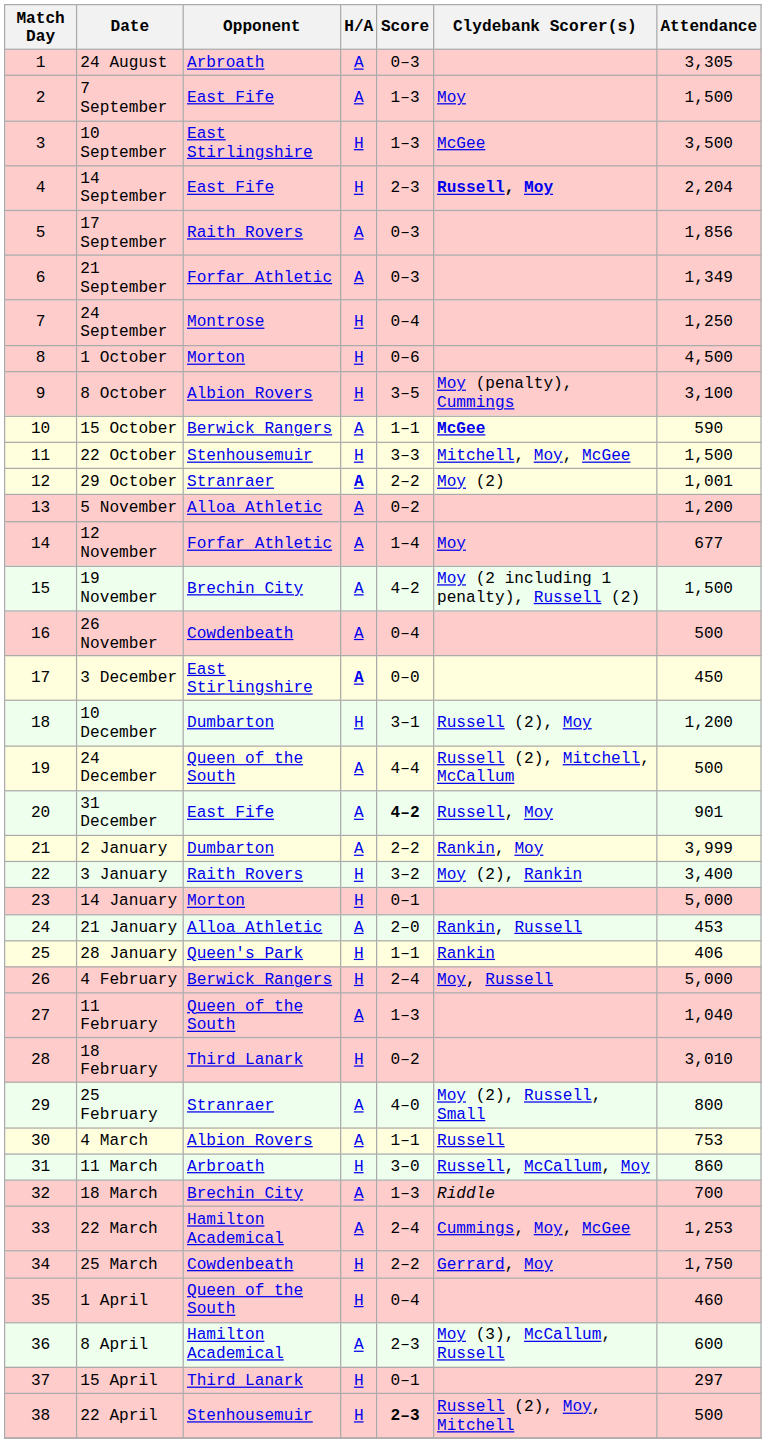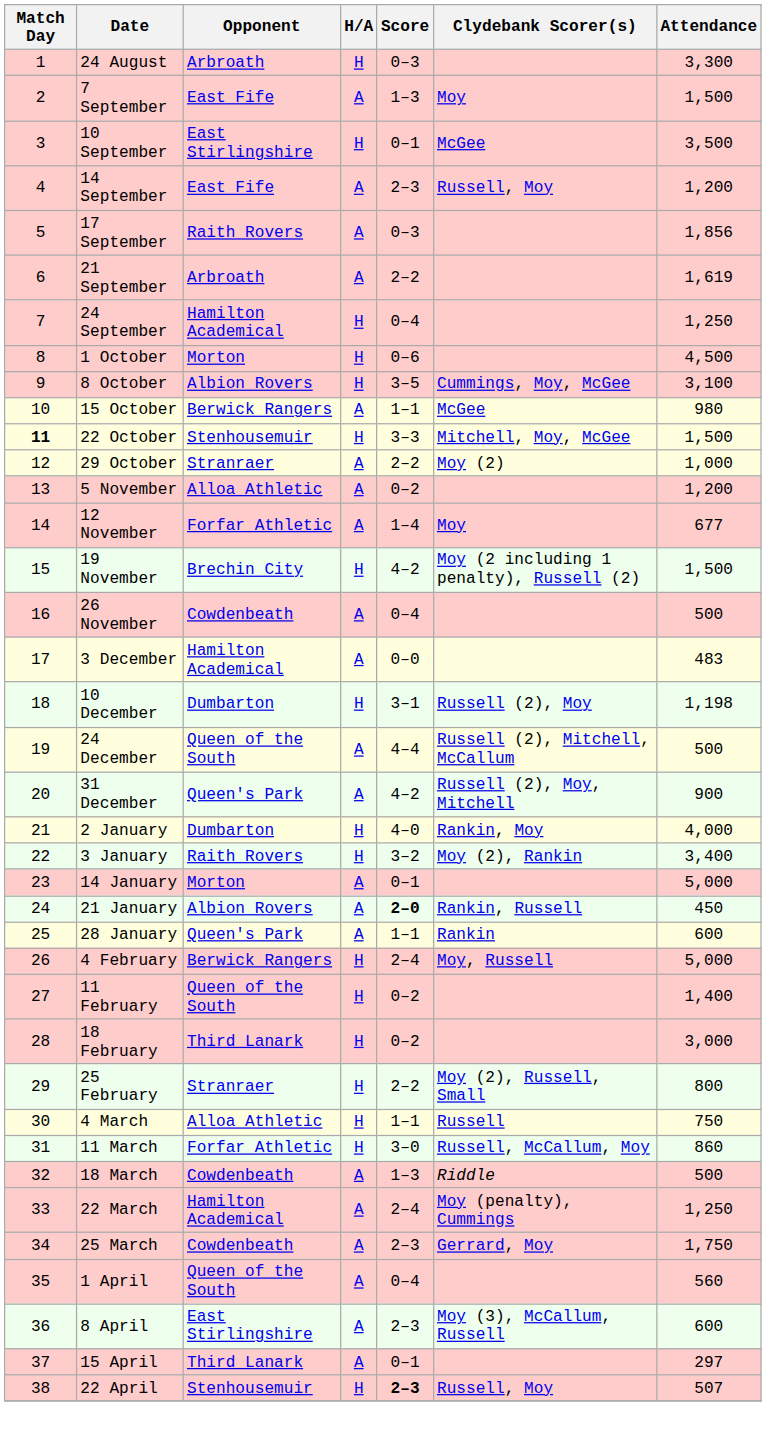(359, 63) A -> (359, 63) H
(709, 63) 3,305 -> (709, 63) 3,300
(405, 143) 1–3 -> (405, 143) 0–1
(359, 188) H -> (359, 188) A
(495, 188) bold -> (495, 188) normal
(709, 188) 2,204 -> (709, 188) 1,200
(260, 278) Forfar Athletic -> (226, 278) Arbroath
(405, 278) 0–3 -> (405, 278) 2–2
(709, 278) 1,349 -> (709, 278) 1,619
(226, 323) Montrose -> (235, 323) Hamilton Academical
(505, 394) Moy (penalty), Cummings -> (534, 384) Cummings, Moy, McGee
(461, 429) bold -> (461, 411) normal
(709, 429) 590 -> (709, 411) 980
(41, 456) normal -> (41, 437) bold
(359, 482) bold -> (359, 463) normal
(709, 482) 1,001 -> (709, 463) 1,000
(359, 589) A -> (359, 570) H
(250, 678) East Stirlingshire -> (235, 660) Hamilton Academical
(359, 678) bold -> (359, 660) normal
(709, 678) 450 -> (709, 660) 483
(709, 723) 1,200 -> (709, 705) 1,198
(231, 813) East Fife -> (245, 794) Queen's Park
(405, 813) bold -> (405, 794) normal
(495, 813) Russell, Moy -> (519, 794) Russell (2), Moy, Mitchell
(709, 813) 901 -> (709, 794) 900
(359, 848) A -> (359, 830) H
(405, 848) 2–2 -> (405, 830) 4–0
(709, 848) 3,999 -> (709, 830) 4,000
(359, 901) H -> (359, 882) A
(255, 927) Alloa Athletic -> (250, 909) Albion Rovers
(405, 927) normal -> (405, 909) bold
(709, 927) 453 -> (709, 909) 450
(359, 954) H -> (359, 935) A
(709, 954) 406 -> (709, 935) 600
(359, 1015) A -> (359, 997) H
(405, 1015) 1–3 -> (405, 997) 0–2
(709, 1015) 1,040 -> (709, 997) 1,400
(709, 1060) 3,010 -> (709, 1042) 3,000
(359, 1105) A -> (359, 1087) H
(405, 1105) 4–0 -> (405, 1087) 2–2
(250, 1141) Albion Rovers -> (255, 1122) Alloa Athletic
(359, 1141) A -> (359, 1122) H
(709, 1141) 753 -> (709, 1122) 750
(226, 1167) Arbroath -> (260, 1148) Forfar Athletic
(245, 1193) Brechin City -> (240, 1175) Cowdenbeath
(709, 1193) 700 -> (709, 1175) 500
(534, 1229) Cummings, Moy, McGee -> (505, 1210) Moy (penalty), Cummings
(709, 1229) 1,253 -> (709, 1210) 1,250
(359, 1264) H -> (359, 1246) A
(405, 1264) 2–2 -> (405, 1246) 2–3
(359, 1300) H -> (359, 1281) A
(709, 1300) 460 -> (709, 1281) 560
(235, 1345) Hamilton Academical -> (250, 1326) East Stirlingshire
(359, 1380) H -> (359, 1362) A
(519, 1416) Russell (2), Moy, Mitchell -> (495, 1388) Russell, Moy
(709, 1416) 500 -> (709, 1388) 507
